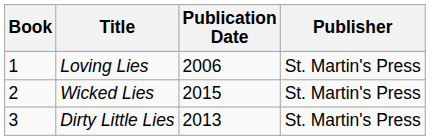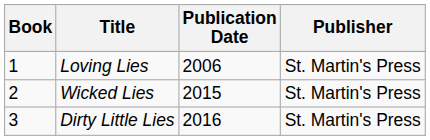(202, 120) 2013 -> (202, 120) 2016
